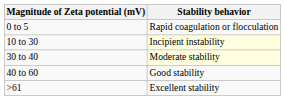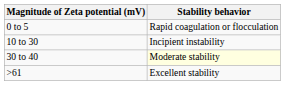(187, 42) lightyellow background -> (187, 42) no background
- row: (22, 73)
